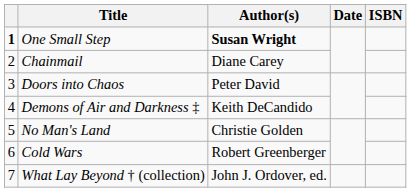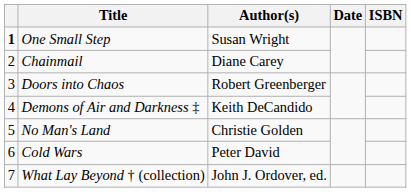(254, 38) bold -> (250, 38) normal
(246, 84) Peter David -> (269, 84) Robert Greenberger
(269, 152) Robert Greenberger -> (246, 152) Peter David
